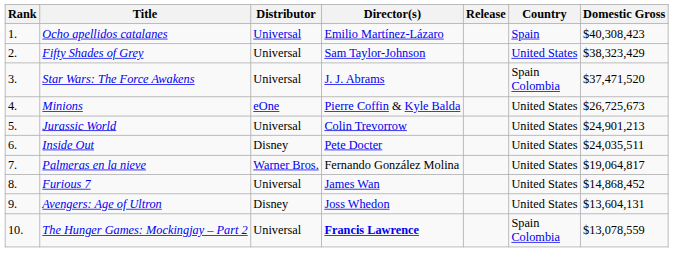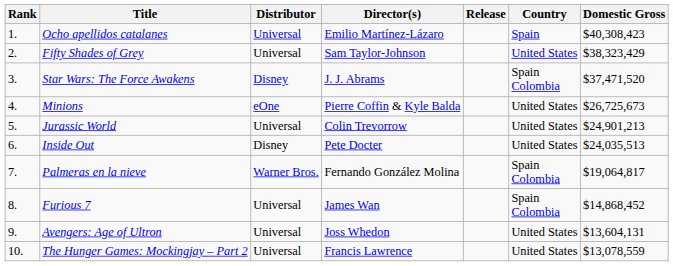(277, 79) Universal -> (271, 79) Disney
(614, 145) $24,035,511 -> (614, 145) $24,035,513
(544, 164) United States -> (536, 171) Spain Colombia
(544, 184) United States -> (536, 205) Spain Colombia
(271, 203) Disney -> (277, 231) Universal
(372, 230) bold -> (368, 251) normal
(536, 230) Spain Colombia -> (544, 251) United States
